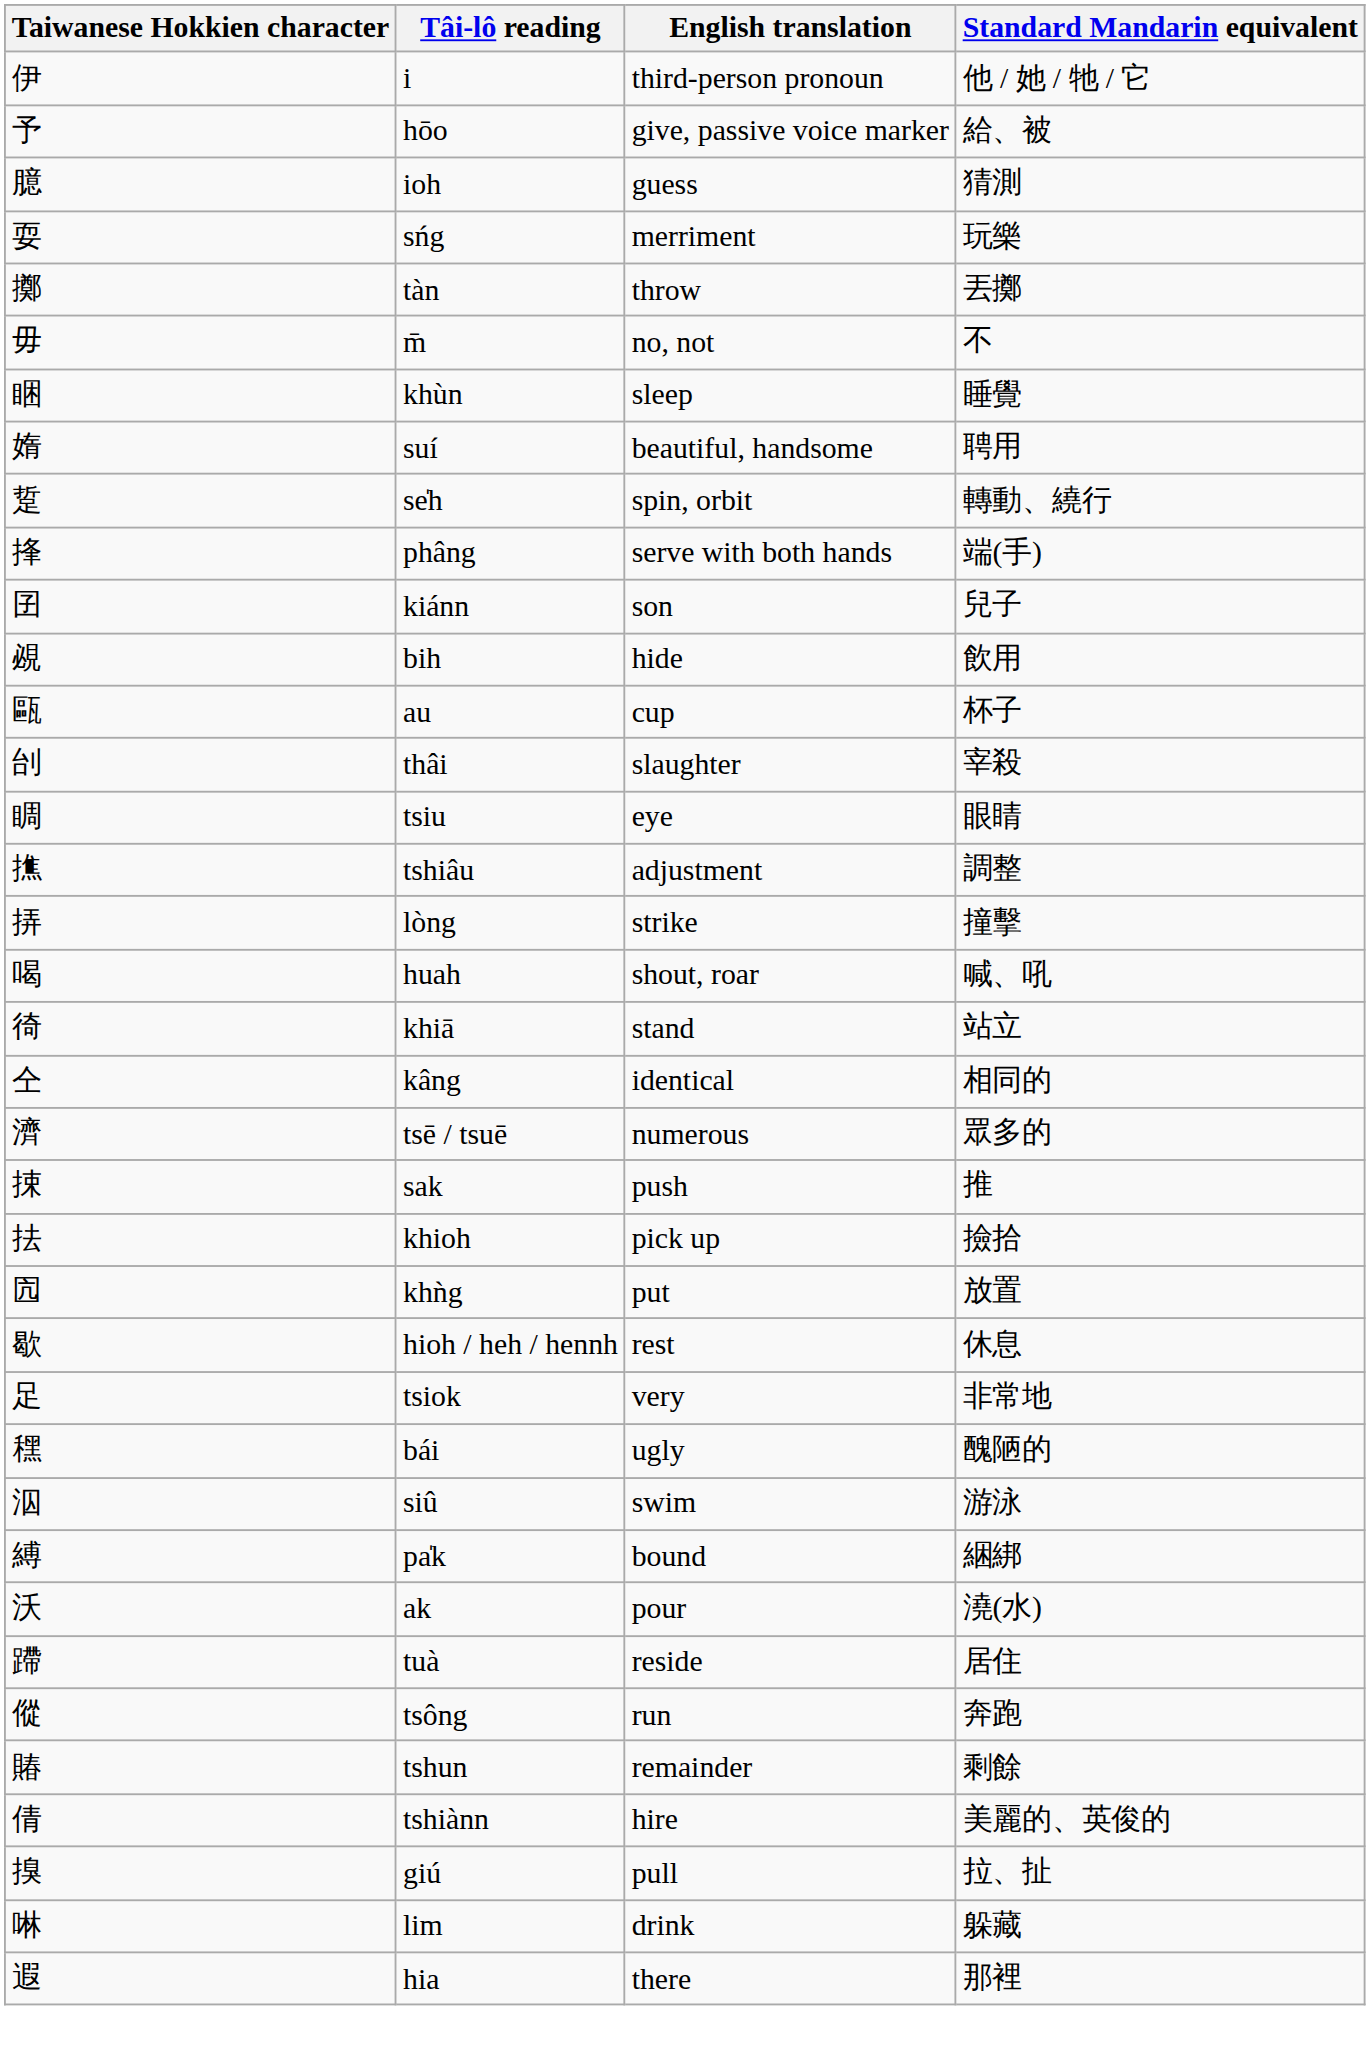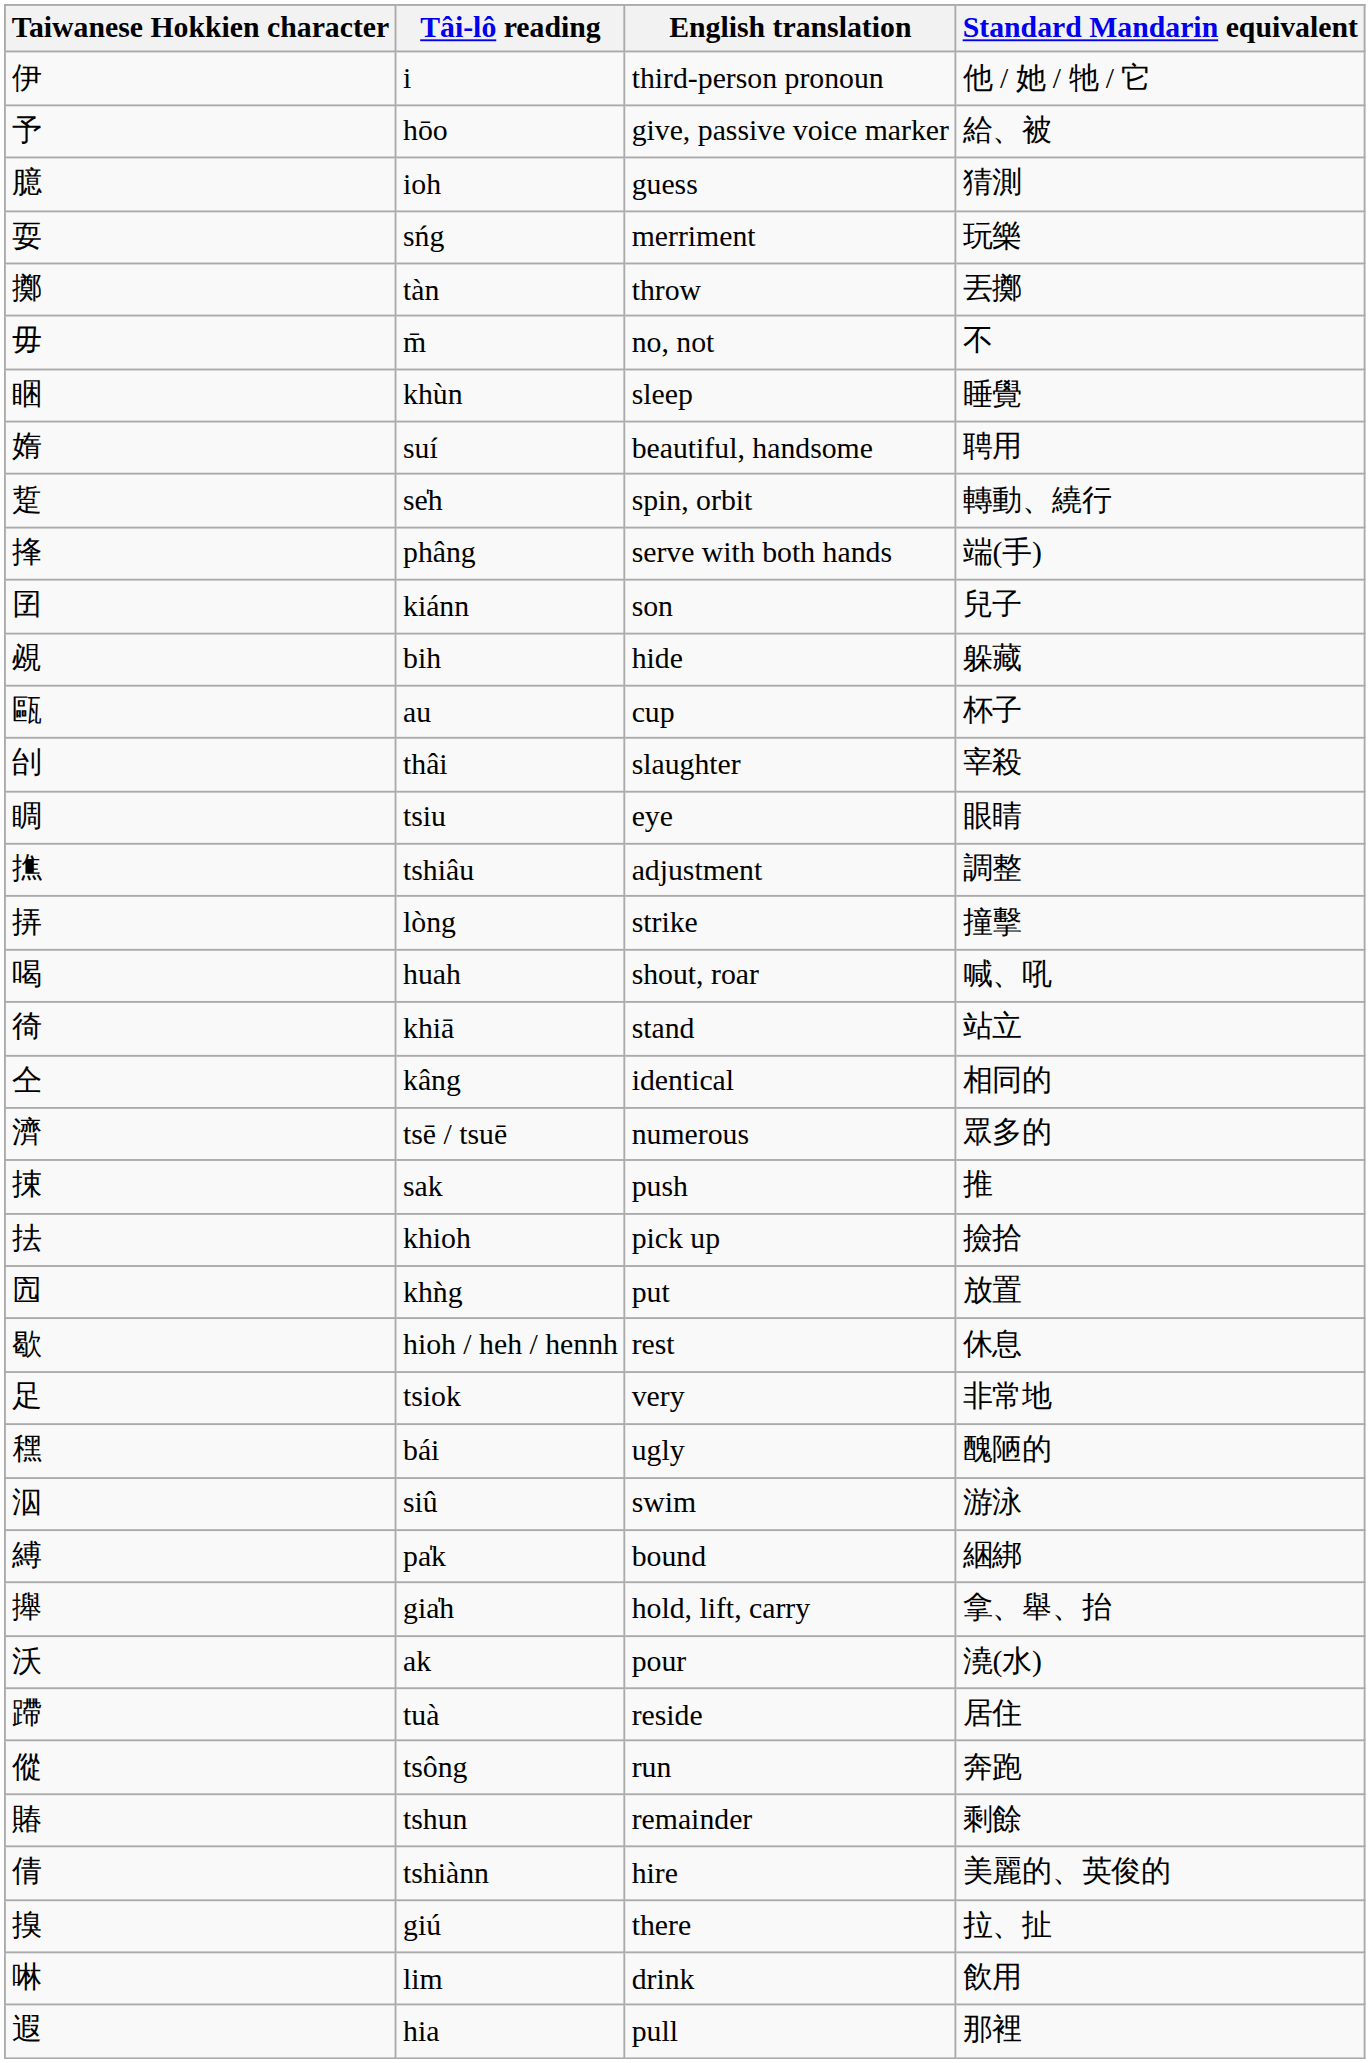(992, 657) 飲用 -> (992, 657) 躲藏
+ row: (429, 1608)
(655, 1872) pull -> (661, 1925) there
(992, 1924) 躲藏 -> (992, 1977) 飲用
(661, 1978) there -> (655, 2030) pull
